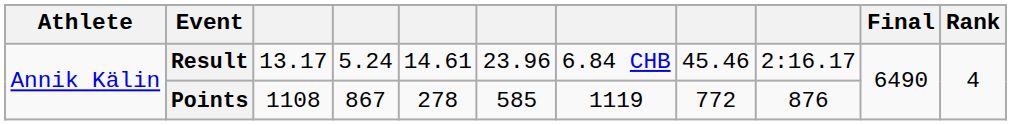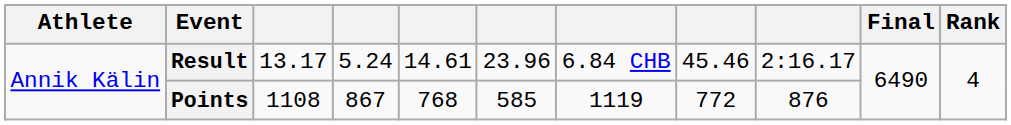(438, 100) 278 -> (438, 100) 768
